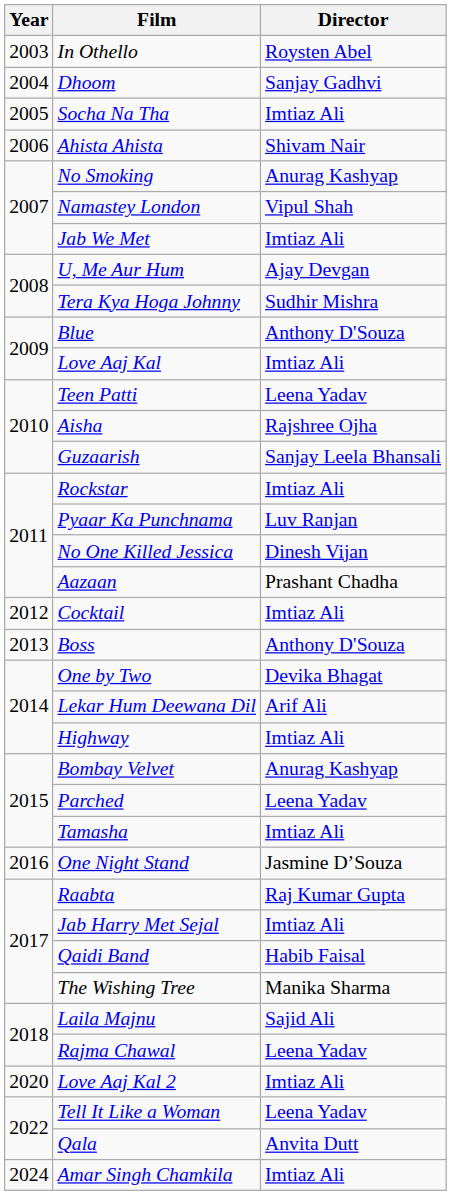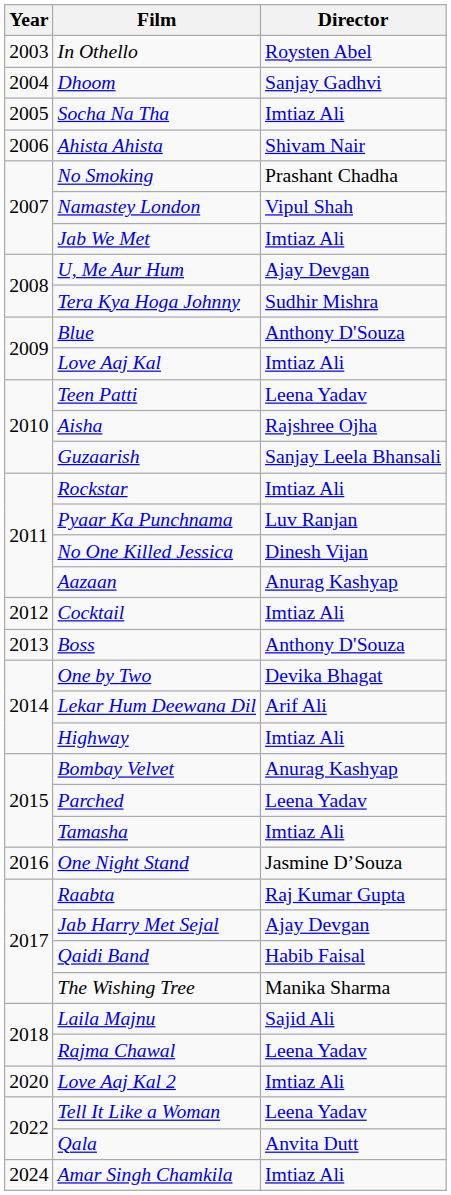(331, 176) Anurag Kashyap -> (331, 176) Prashant Chadha
(331, 581) Prashant Chadha -> (331, 581) Anurag Kashyap
(305, 925) Imtiaz Ali -> (317, 925) Ajay Devgan
